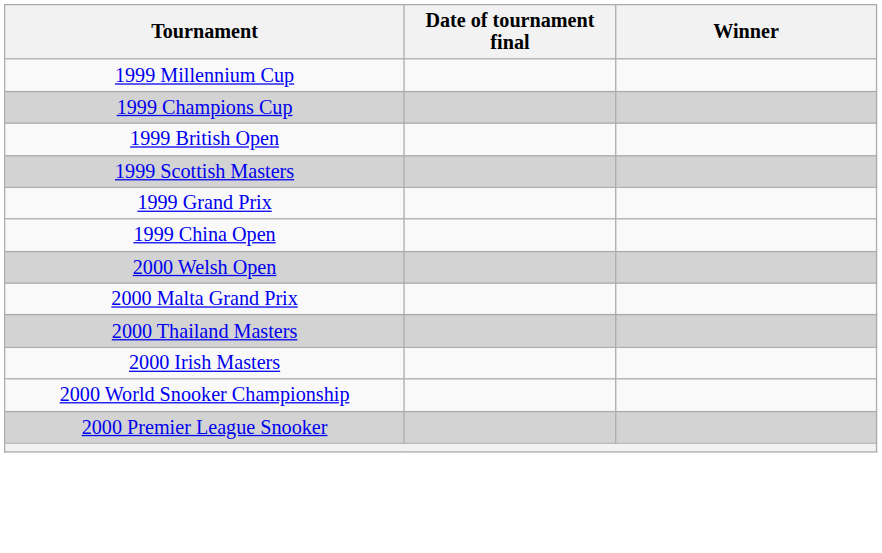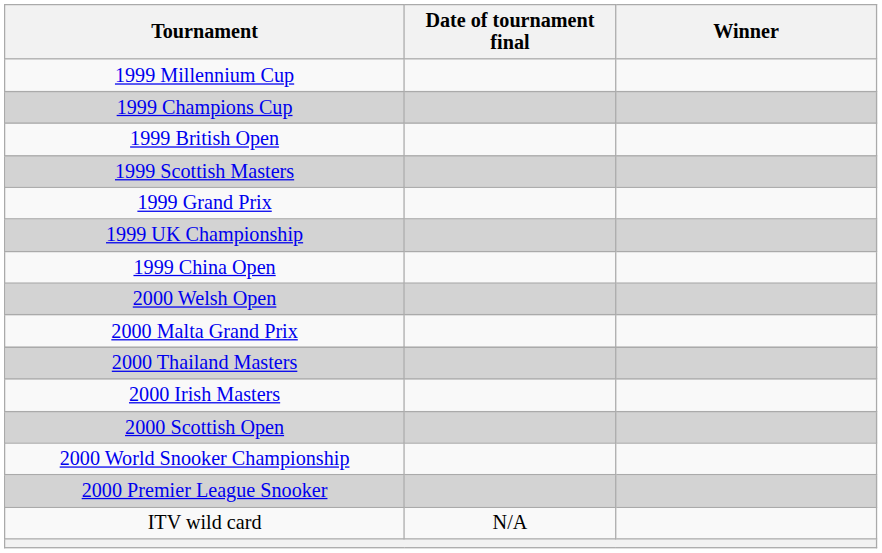+ row: (205, 235)
+ row: (205, 426)
+ row: (205, 522)
